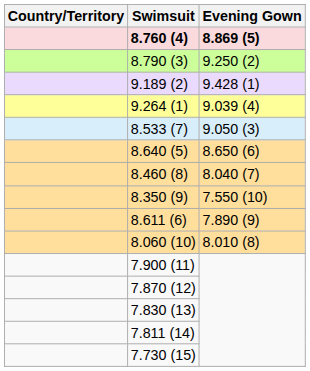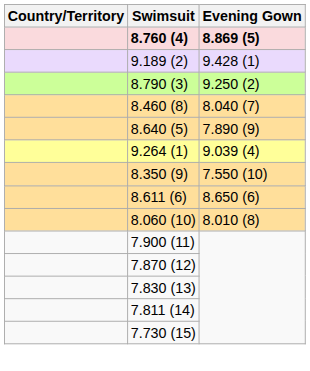rows swapped: (159, 84) <-> (159, 61)
rows swapped: (159, 106) <-> (159, 174)
- row: (159, 129)
(231, 152) 8.650 (6) -> (231, 129) 7.890 (9)
(231, 220) 7.890 (9) -> (231, 197) 8.650 (6)
